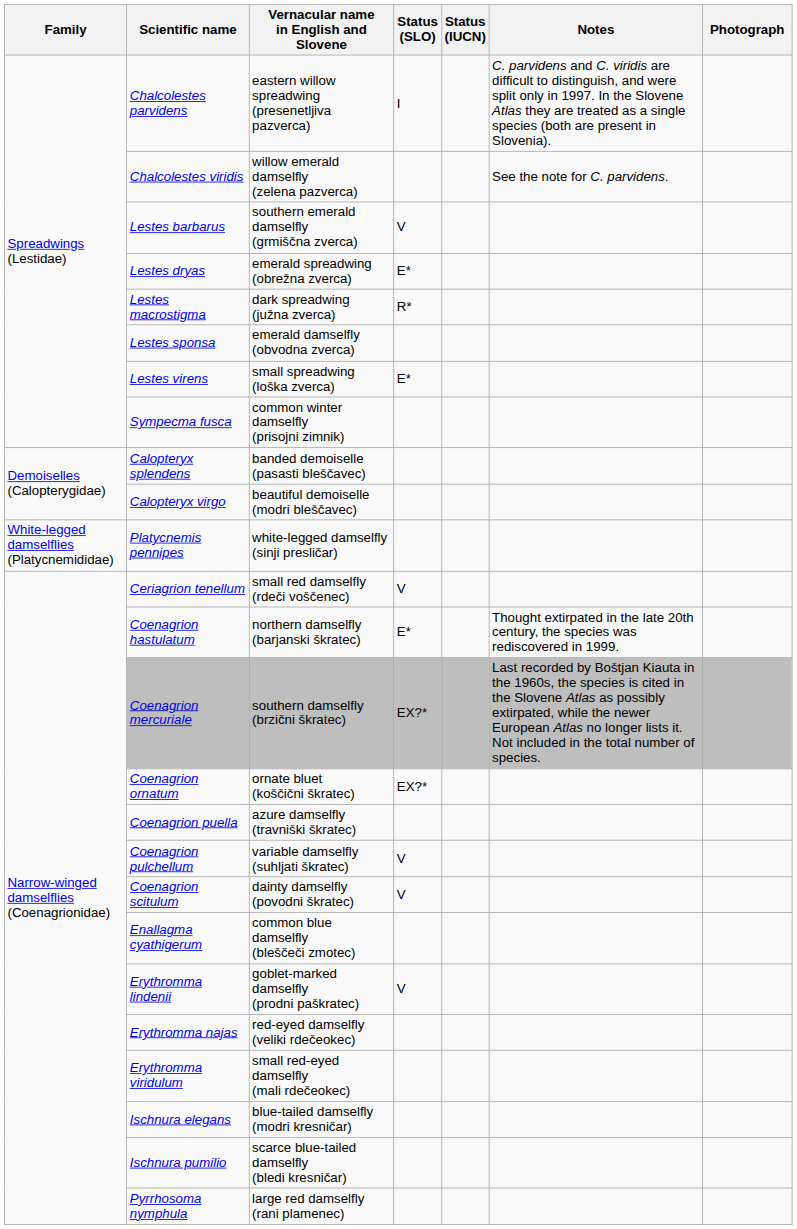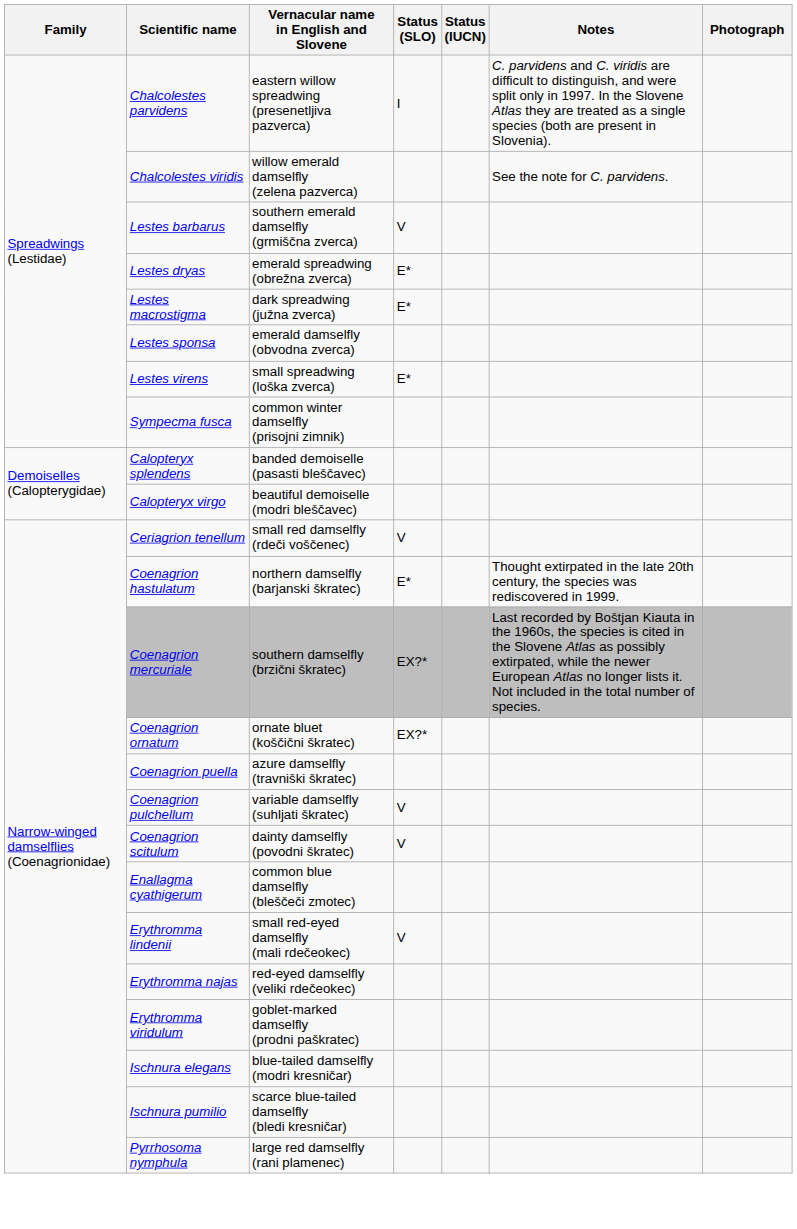(404, 307) R* -> (404, 307) E*
- row: (166, 545)
(306, 989) goblet-marked damselfly (prodni paškratec) -> (301, 938) small red-eyed damselfly (mali rdečeokec)
(301, 1075) small red-eyed damselfly (mali rdečeokec) -> (306, 1025) goblet-marked damselfly (prodni paškratec)
